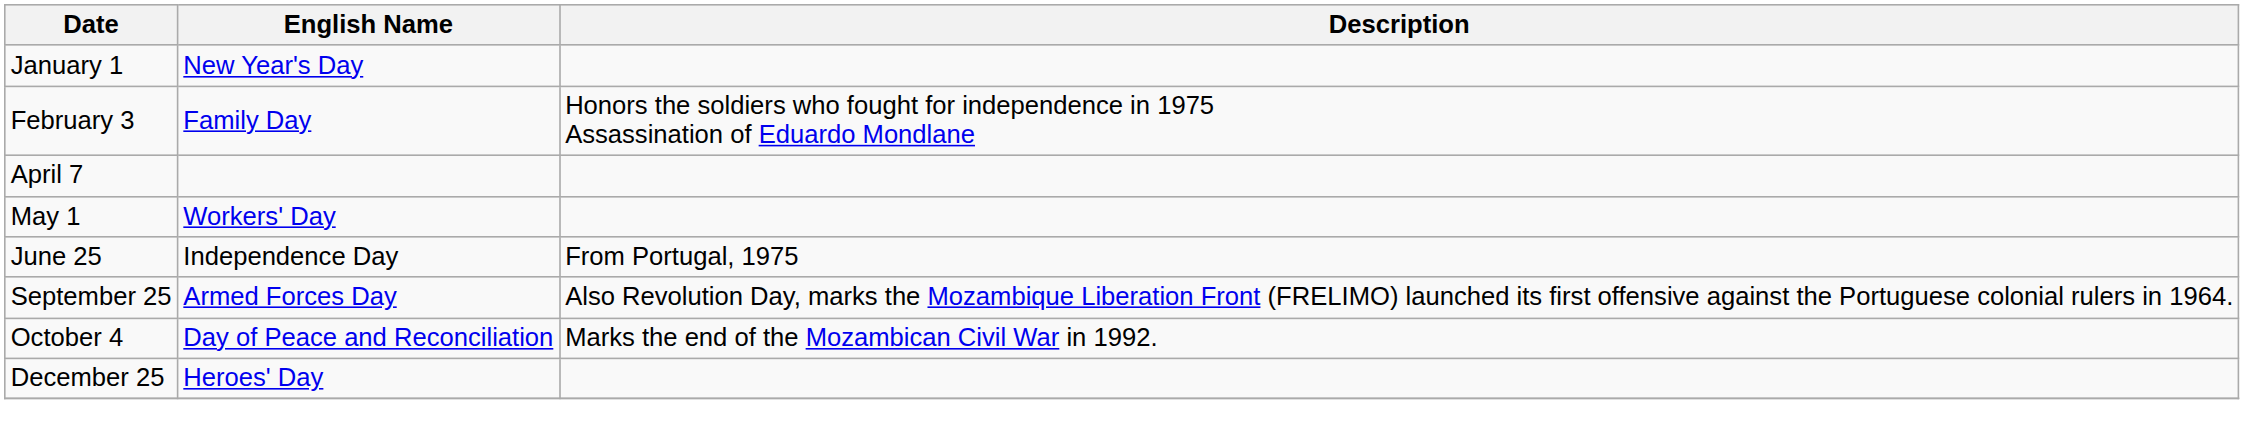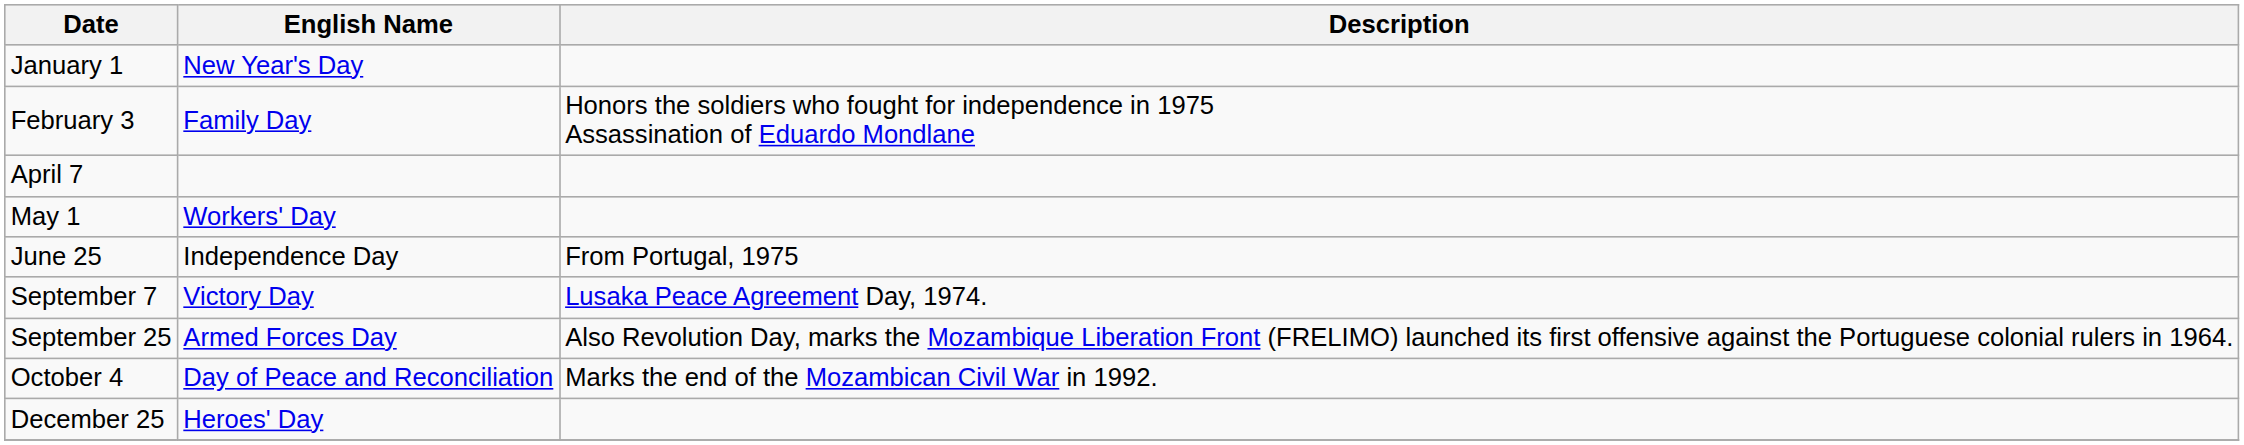+ row: (84, 297)
